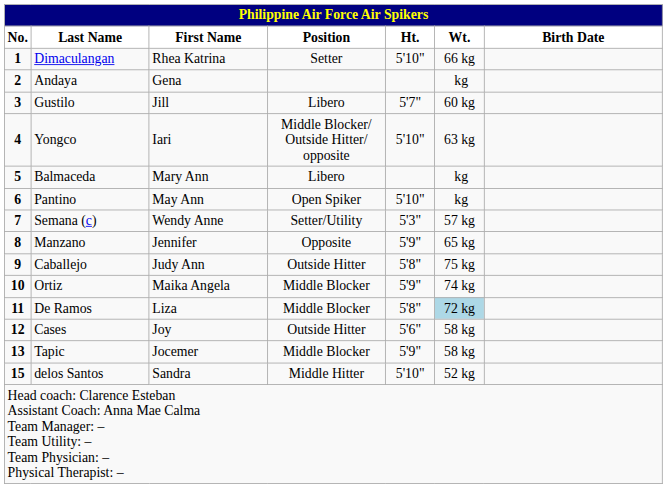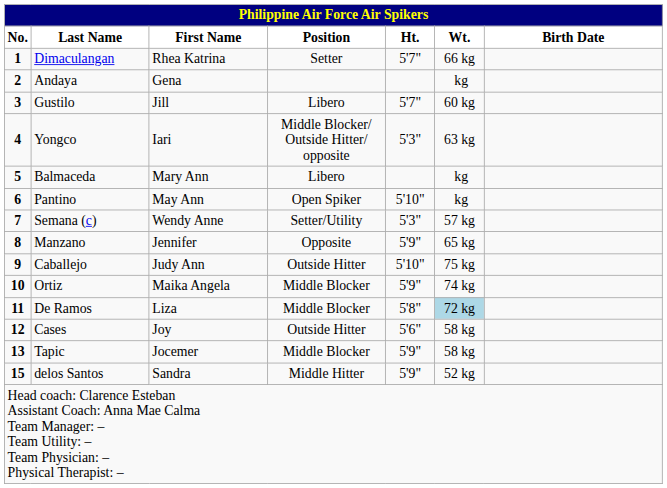(410, 59) 5'10" -> (410, 59) 5'7"
(410, 140) 5'10" -> (410, 140) 5'3"
(410, 264) 5'8" -> (410, 264) 5'10"
(410, 373) 5'10" -> (410, 373) 5'9"
